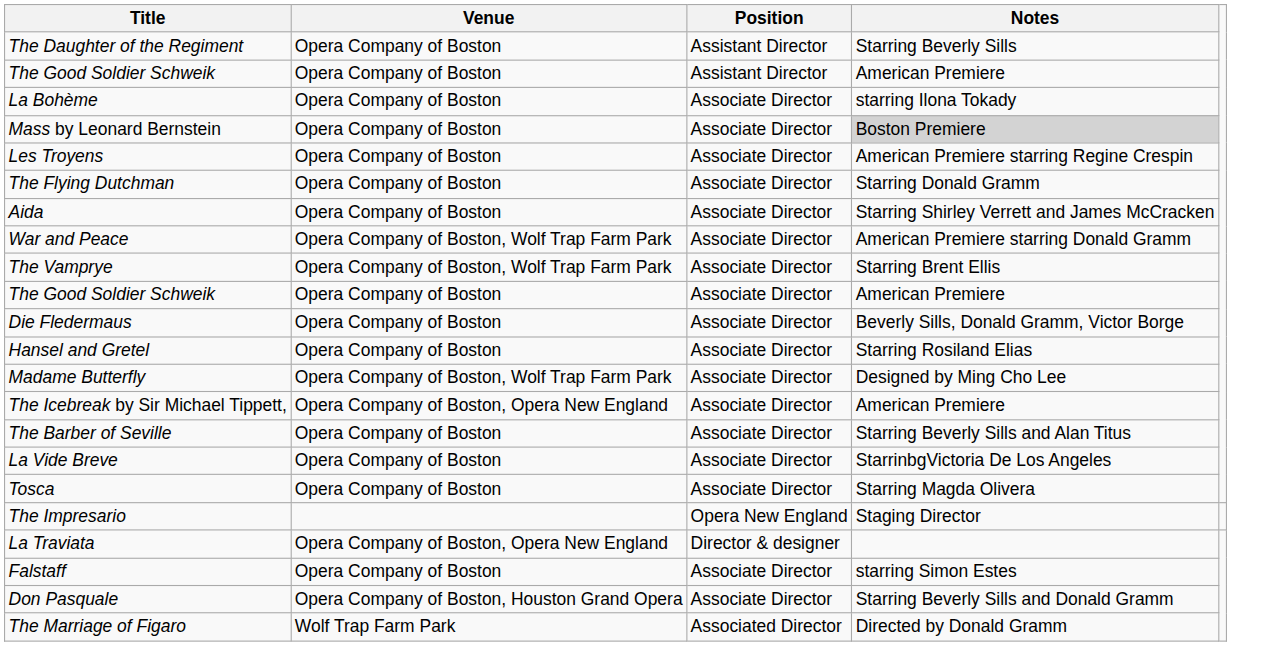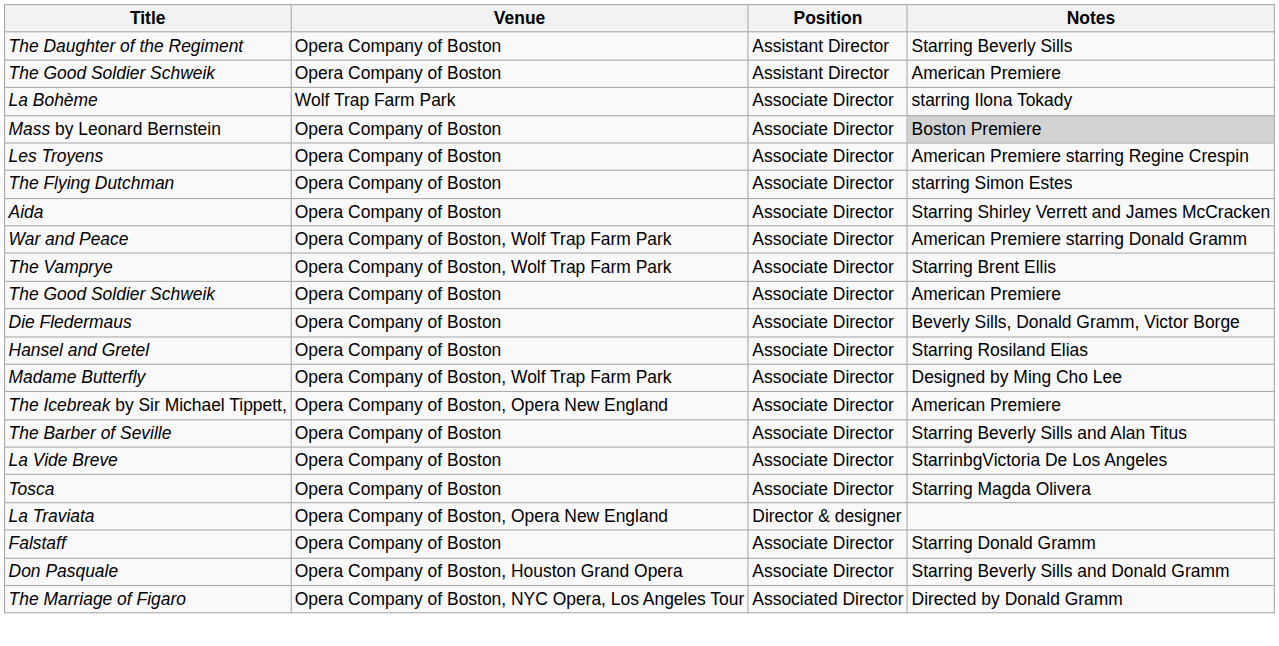(398, 101) Opera Company of Boston -> (375, 101) Wolf Trap Farm Park
(948, 184) Starring Donald Gramm -> (992, 184) starring Simon Estes
- row: (67, 516)
(936, 571) starring Simon Estes -> (1004, 543) Starring Donald Gramm
(375, 626) Wolf Trap Farm Park -> (520, 599) Opera Company of Boston, NYC Opera, Los Angeles Tour
